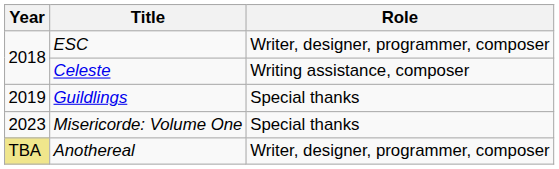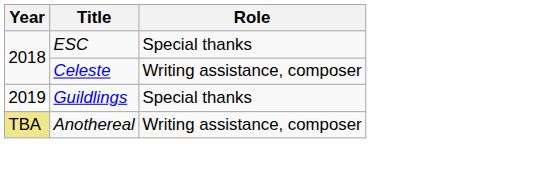(400, 44) Writer, designer, programmer, composer -> (197, 44) Special thanks
- row: (148, 124)
(400, 151) Writer, designer, programmer, composer -> (252, 124) Writing assistance, composer
